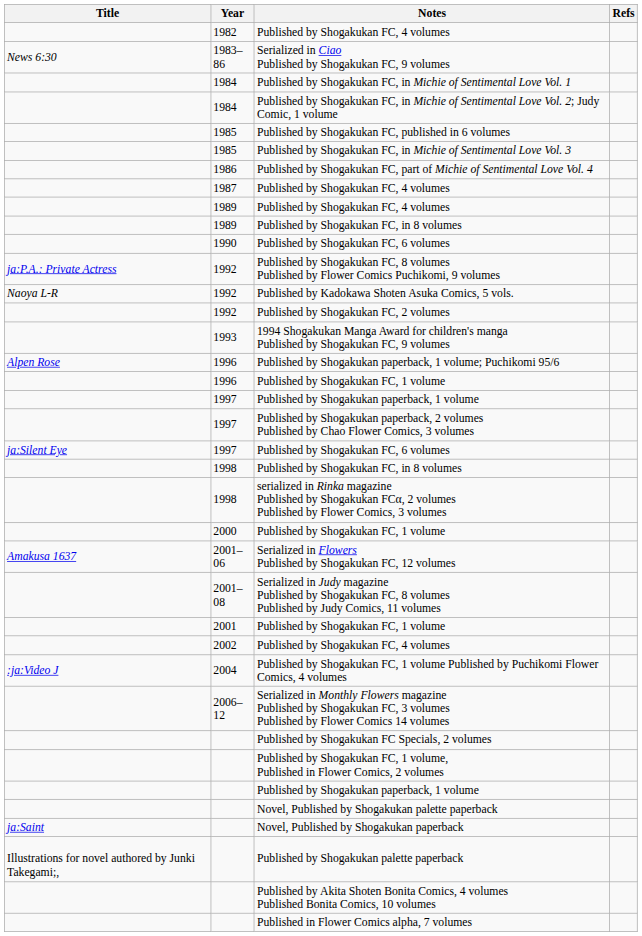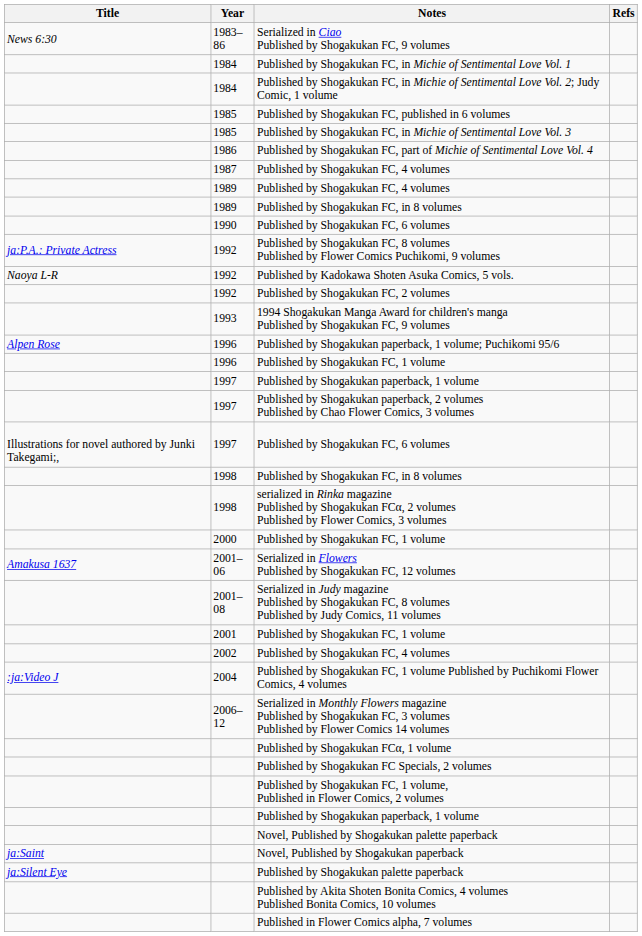- row: (225, 32)
(37, 449) ja:Silent Eye -> (101, 451) Illustrations for novel authored by Junki Takegami;,
+ row: (232, 748)
(101, 865) Illustrations for novel authored by Junki Takegami;, -> (37, 872) ja:Silent Eye
